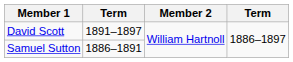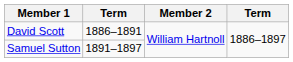(114, 31) 1891–1897 -> (114, 31) 1886–1891
(114, 48) 1886–1891 -> (114, 48) 1891–1897
